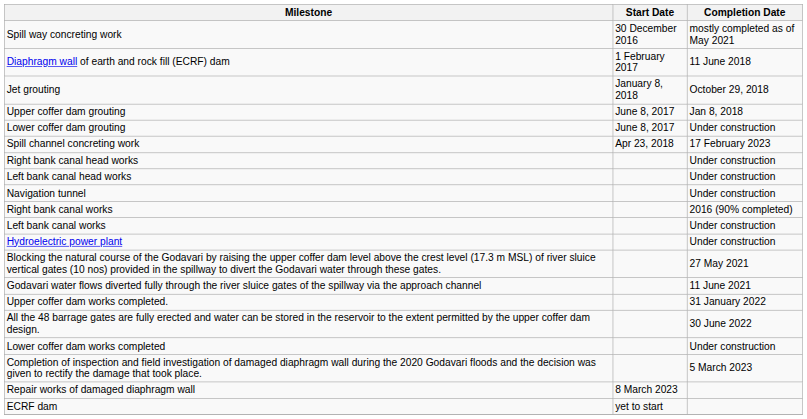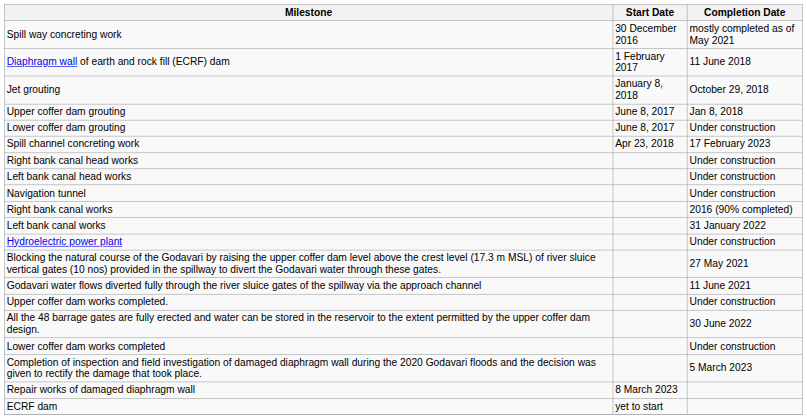(733, 225) Under construction -> (728, 225) 31 January 2022
(728, 302) 31 January 2022 -> (733, 302) Under construction
